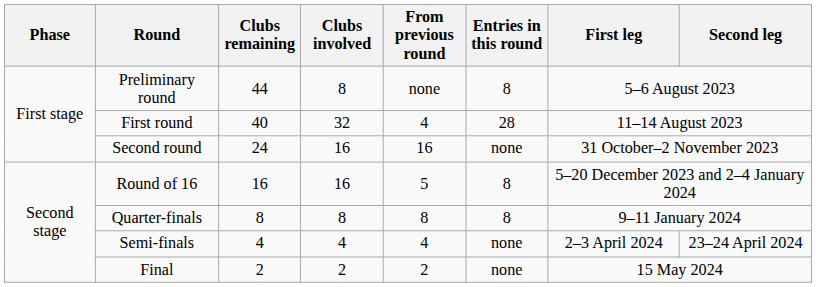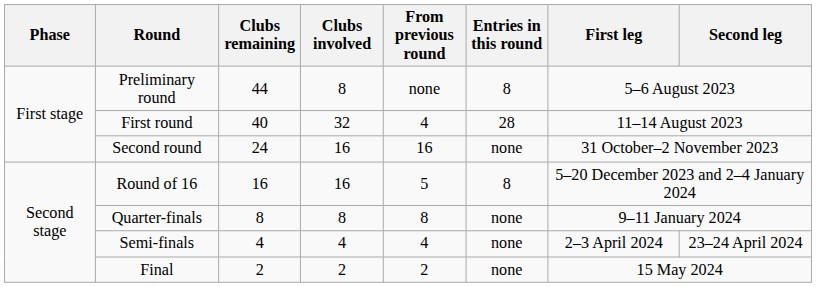(507, 218) 8 -> (507, 218) none
